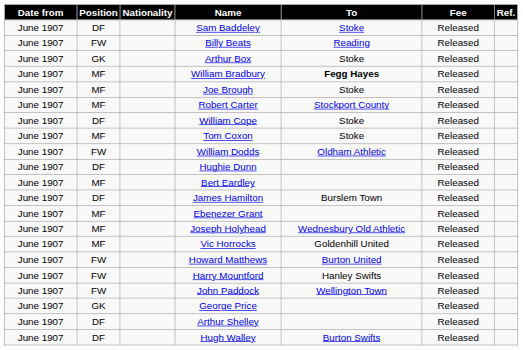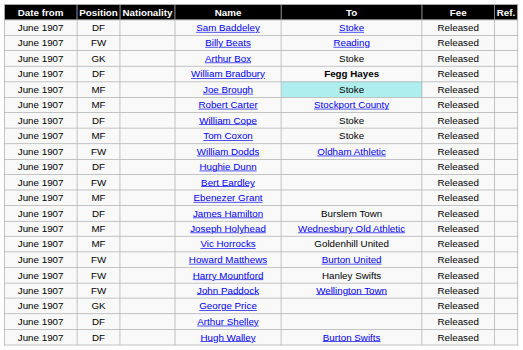(99, 74) MF -> (99, 74) DF
(352, 90) no background -> (352, 90) paleturquoise background
(99, 183) MF -> (99, 183) FW
rows swapped: (228, 214) <-> (228, 198)
